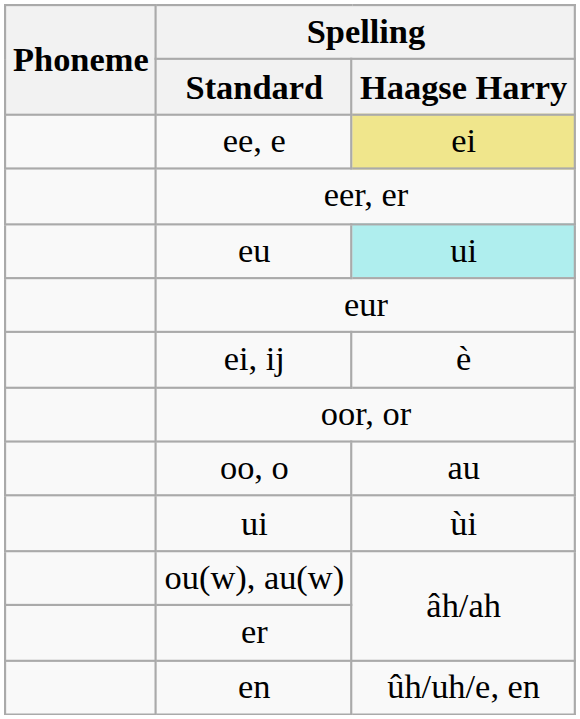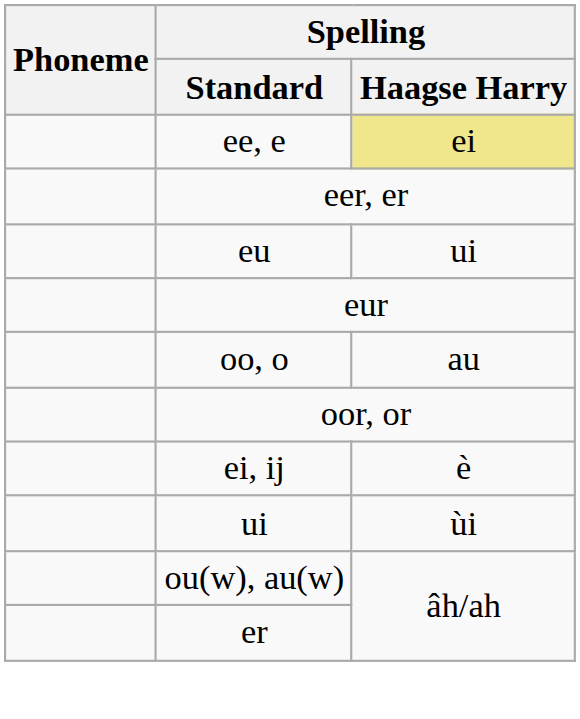(464, 250) paleturquoise background -> (464, 250) no background
rows swapped: (254, 468) <-> (254, 359)
- row: (254, 686)
